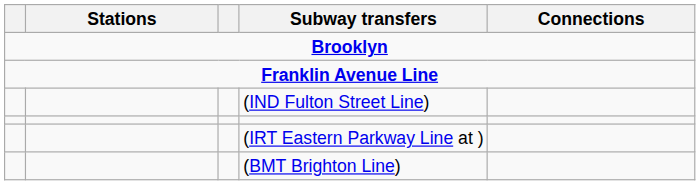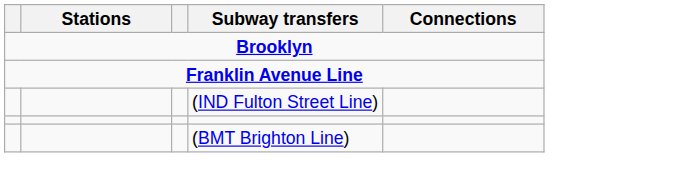- row: (363, 139)
